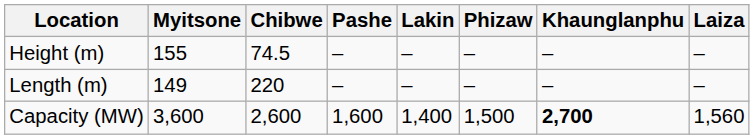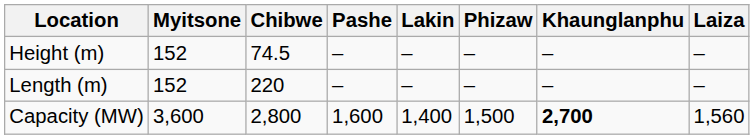(170, 52) 155 -> (170, 52) 152
(170, 85) 149 -> (170, 85) 152
(276, 117) 2,600 -> (276, 117) 2,800
